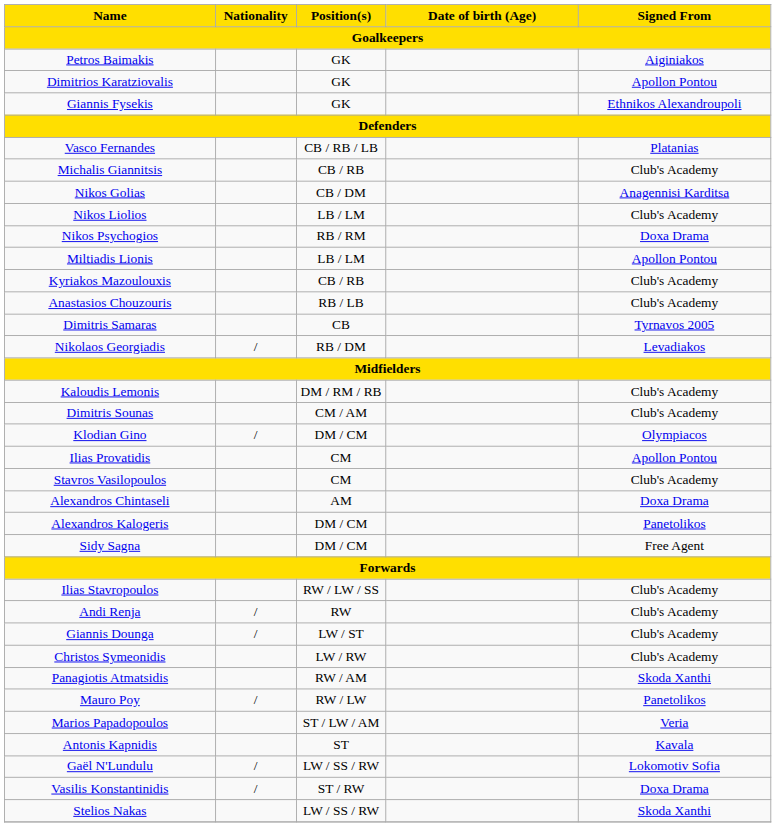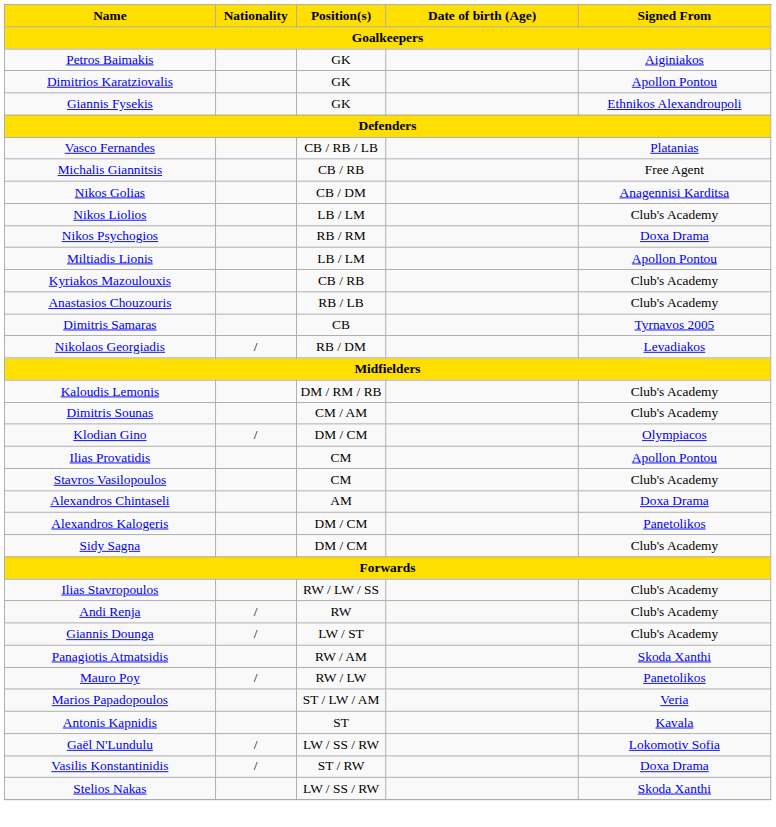(674, 170) Club's Academy -> (674, 170) Free Agent
(674, 546) Free Agent -> (674, 546) Club's Academy
- row: (110, 656)
